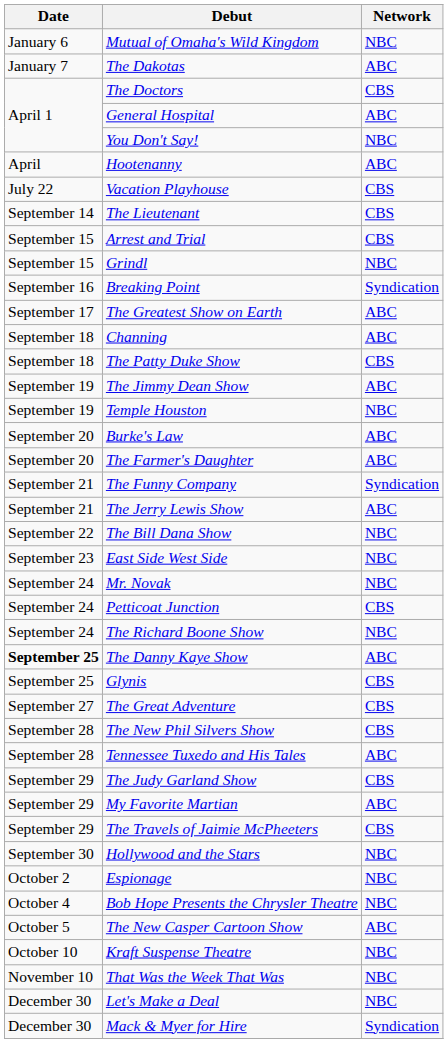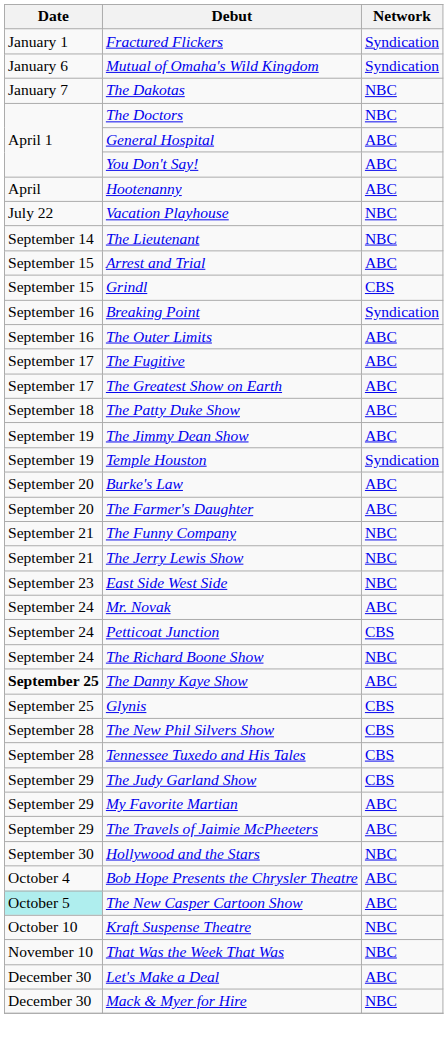+ row: (164, 41)
(381, 41) NBC -> (402, 66) Syndication
(381, 66) ABC -> (381, 90) NBC
(380, 90) CBS -> (381, 115) NBC
(381, 139) NBC -> (381, 164) ABC
(380, 189) CBS -> (381, 213) NBC
(380, 213) CBS -> (381, 238) NBC
(380, 238) CBS -> (381, 262) ABC
(381, 262) NBC -> (380, 287) CBS
+ row: (159, 336)
+ row: (145, 361)
- row: (136, 336)
(380, 361) CBS -> (381, 410) ABC
(381, 410) NBC -> (402, 459) Syndication
(402, 484) Syndication -> (381, 533) NBC
(381, 509) ABC -> (381, 558) NBC
- row: (169, 533)
(381, 582) NBC -> (381, 607) ABC
- row: (171, 705)
(381, 755) ABC -> (380, 755) CBS
(380, 829) CBS -> (381, 829) ABC
- row: (139, 878)
(381, 902) NBC -> (381, 878) ABC
(39, 927) no background -> (39, 902) paleturquoise background
(381, 1001) NBC -> (381, 976) ABC
(402, 1025) Syndication -> (381, 1001) NBC
